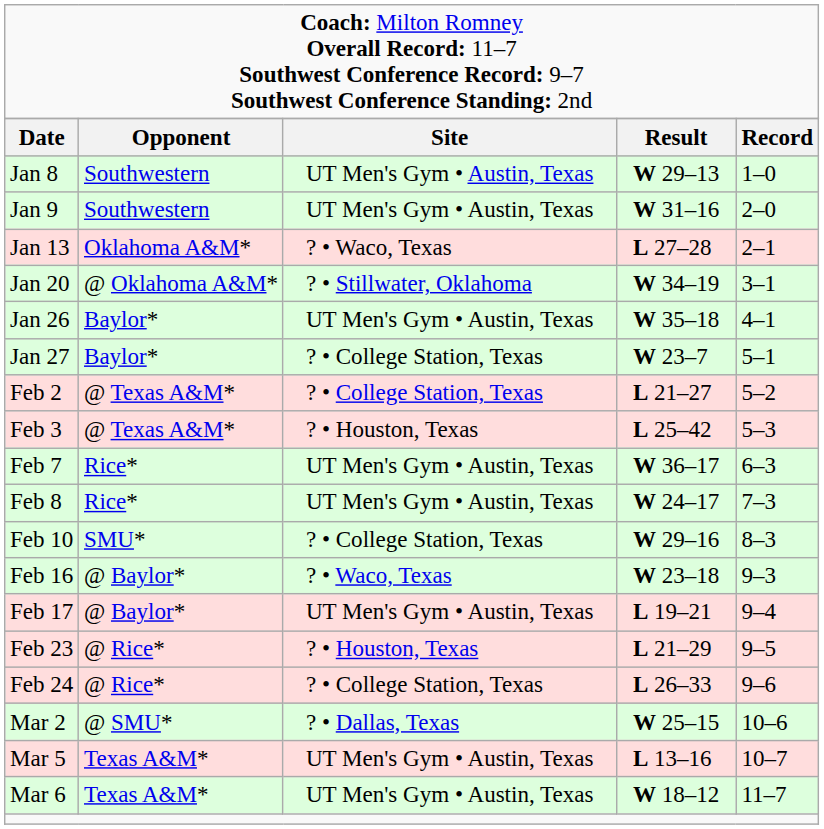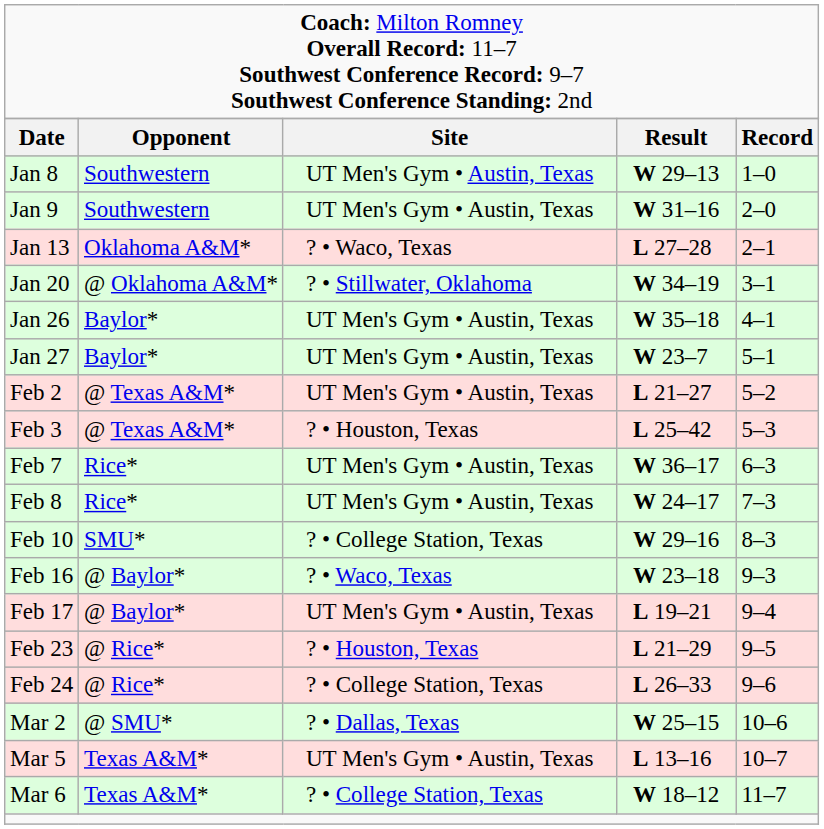(424, 356) ? • College Station, Texas -> (450, 356) UT Men's Gym • Austin, Texas
(424, 392) ? • College Station, Texas -> (450, 392) UT Men's Gym • Austin, Texas
(450, 794) UT Men's Gym • Austin, Texas -> (424, 794) ? • College Station, Texas
